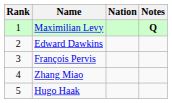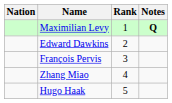columns swapped: (18, 12) <-> (122, 12)
